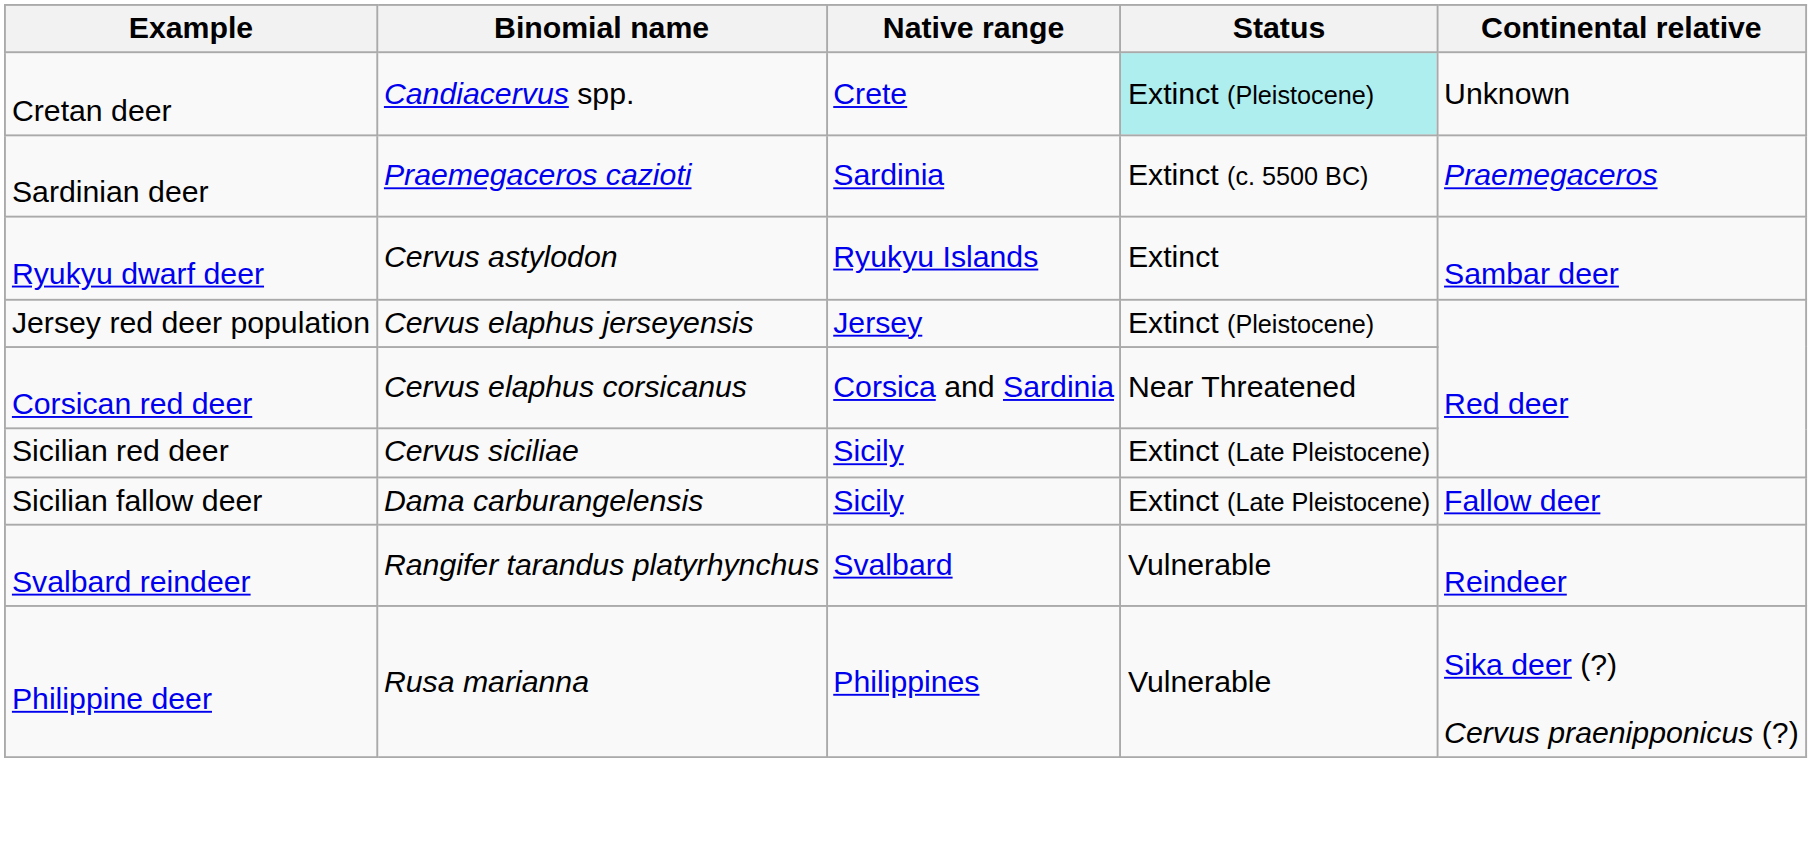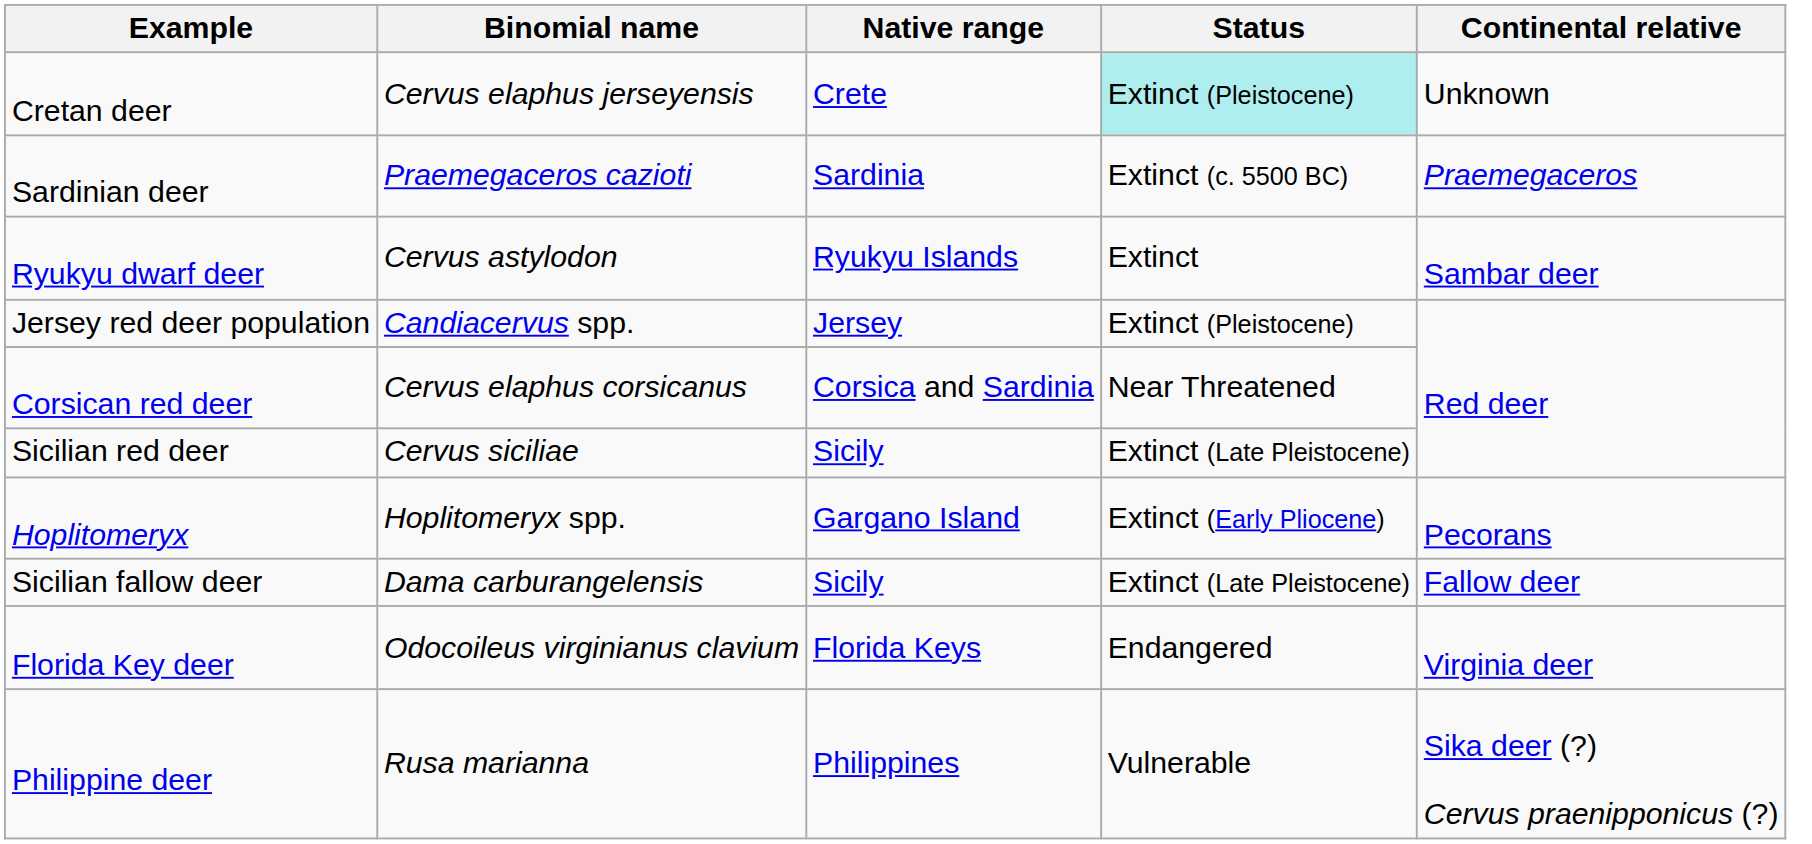(509, 93) Candiacervus spp. -> (569, 93) Cervus elaphus jerseyensis
(569, 322) Cervus elaphus jerseyensis -> (509, 322) Candiacervus spp.
+ row: (100, 534)
+ row: (123, 664)
- row: (131, 582)
